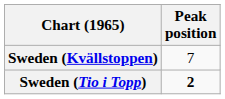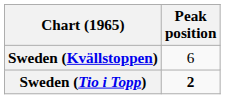(191, 57) 7 -> (191, 57) 6
